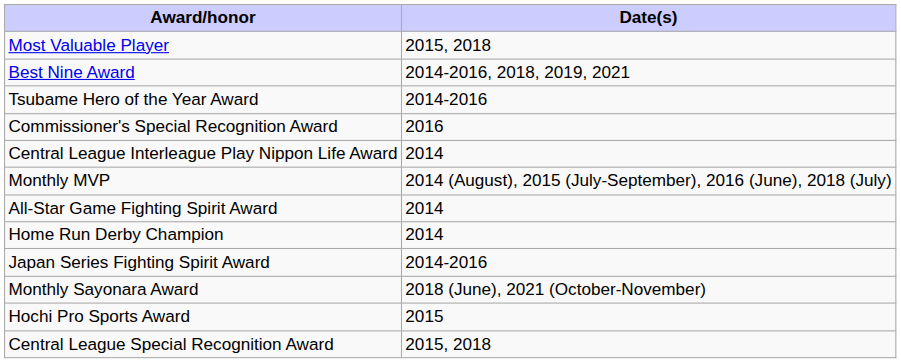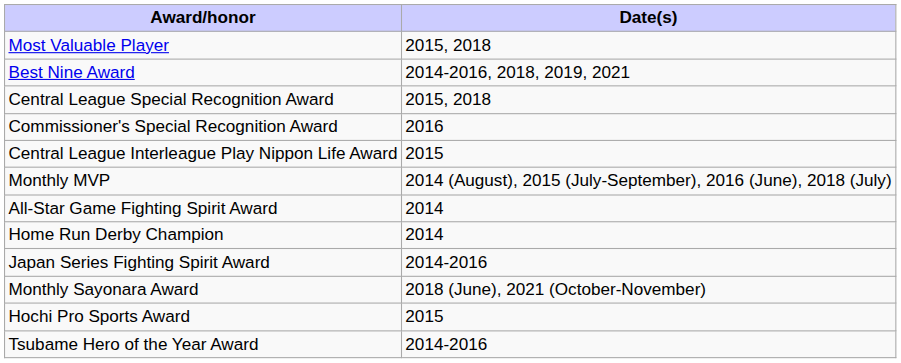rows swapped: (171, 343) <-> (133, 99)
(424, 153) 2014 -> (424, 153) 2015
